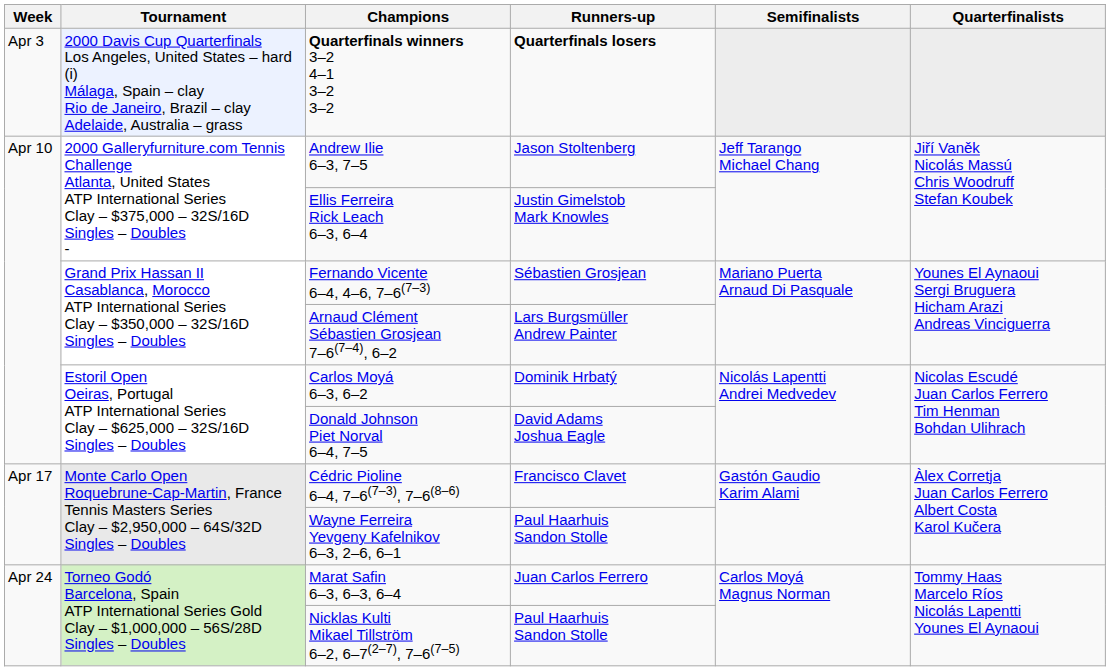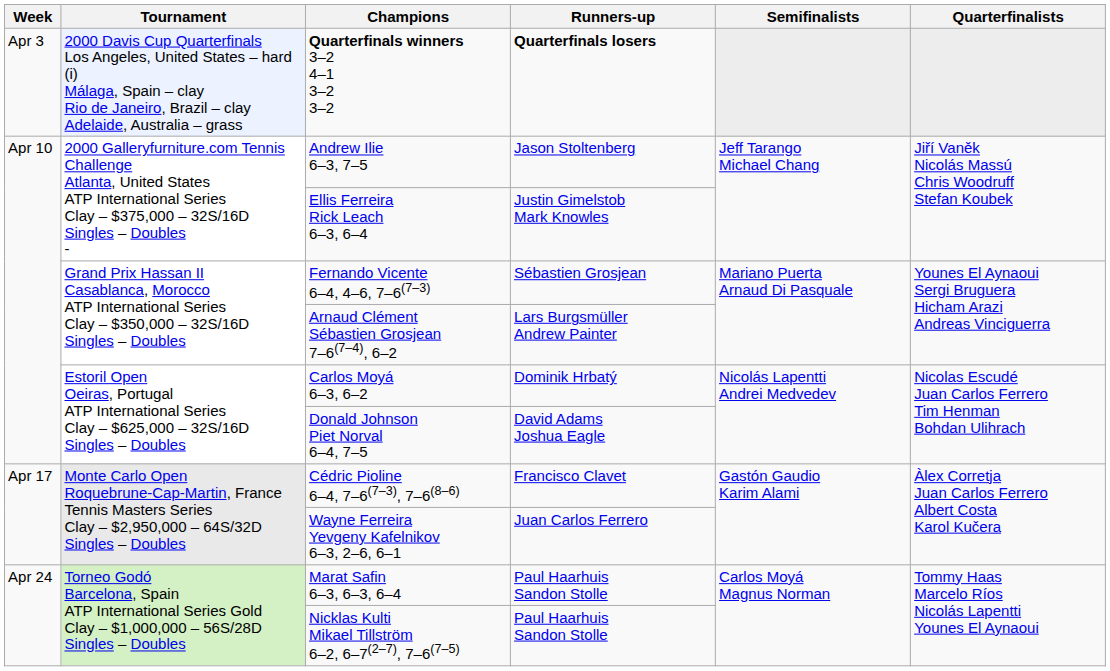(561, 528) Paul Haarhuis Sandon Stolle -> (581, 519) Juan Carlos Ferrero
(581, 577) Juan Carlos Ferrero -> (561, 585) Paul Haarhuis Sandon Stolle
